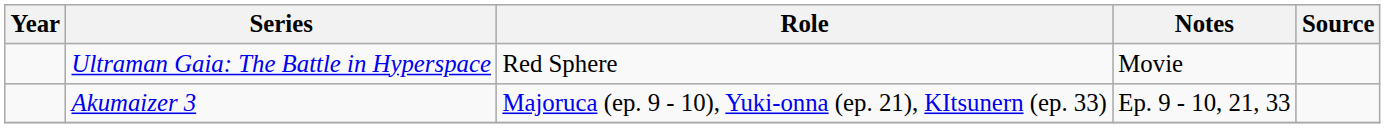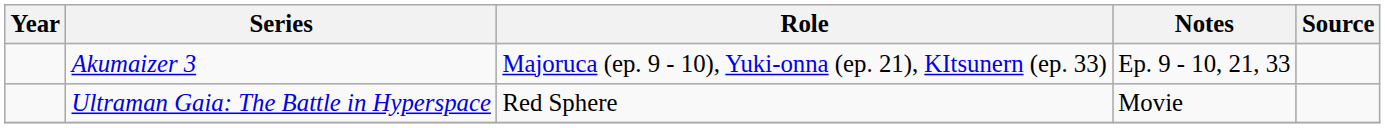rows swapped: (134, 102) <-> (281, 63)
